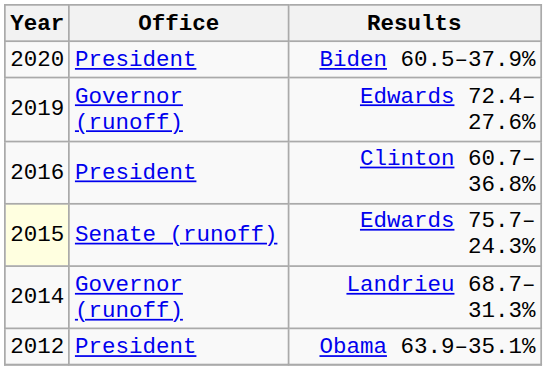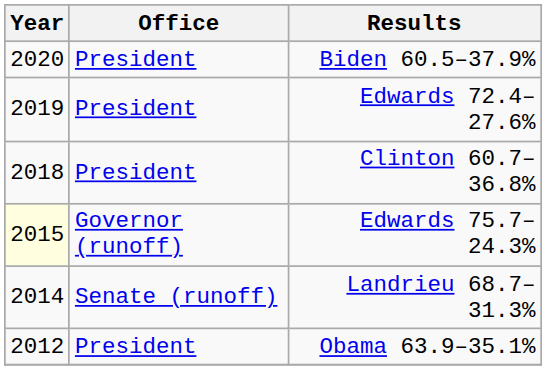(129, 109) Governor (runoff) -> (136, 109) President
(37, 172) 2016 -> (37, 172) 2018
(176, 235) Senate (runoff) -> (129, 235) Governor (runoff)
(129, 297) Governor (runoff) -> (176, 297) Senate (runoff)
